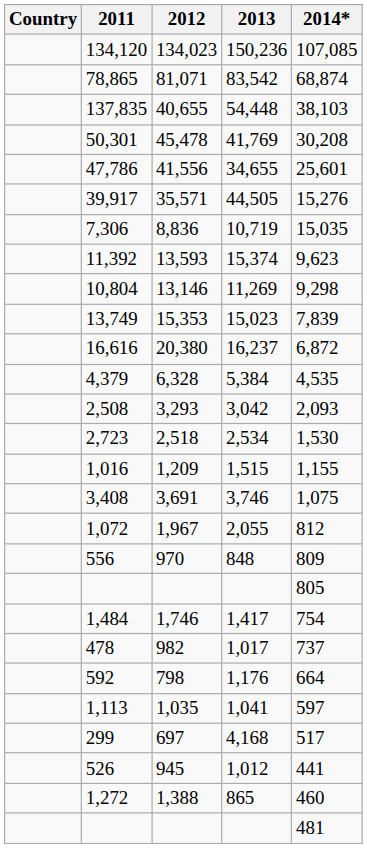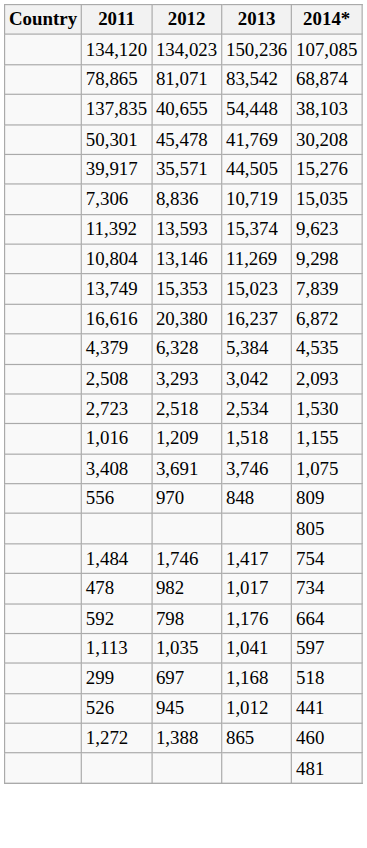- row: (112, 169)
(247, 468) 1,515 -> (247, 438) 1,518
- row: (107, 528)
(310, 648) 737 -> (310, 588) 734
(247, 738) 4,168 -> (247, 678) 1,168
(310, 738) 517 -> (310, 678) 518
